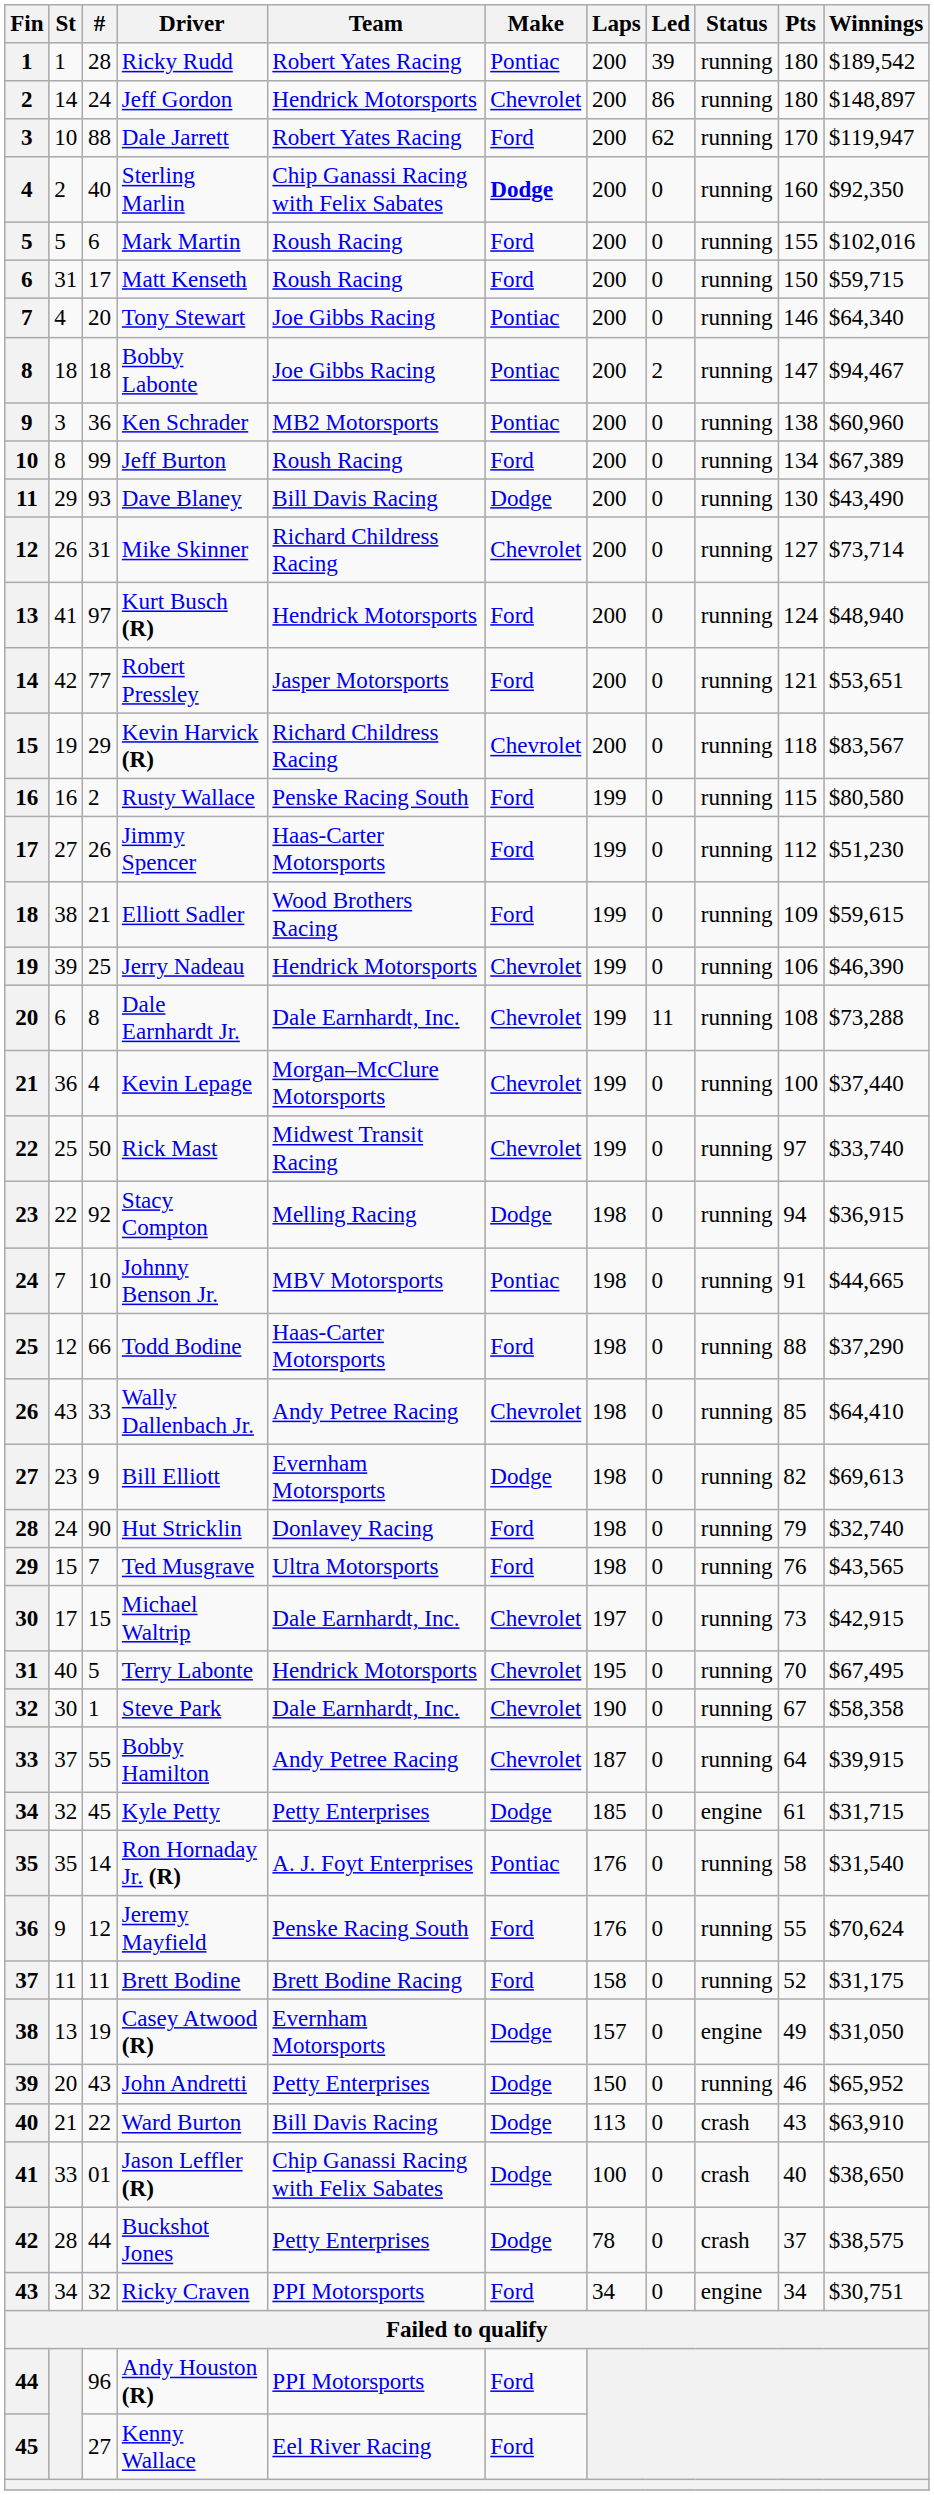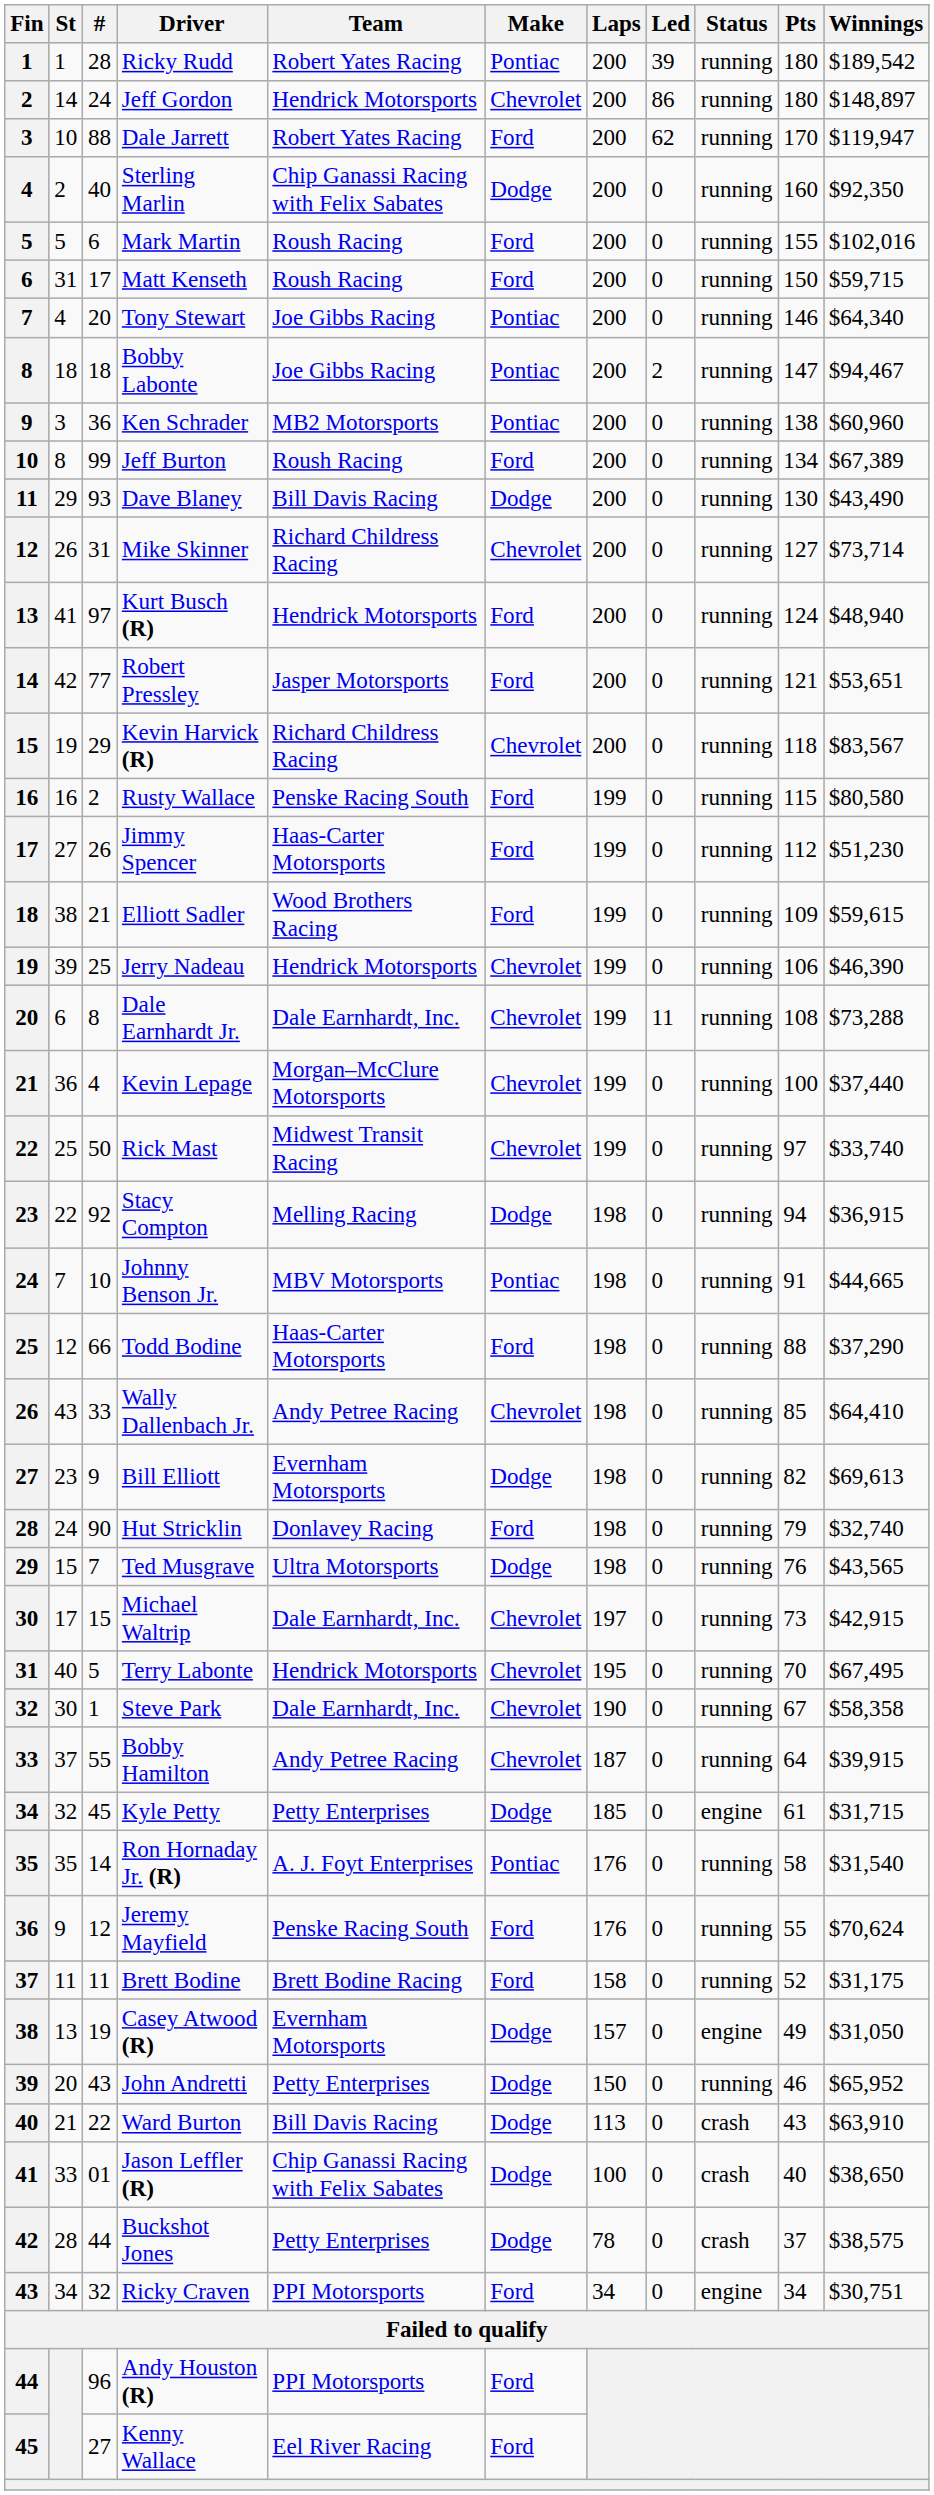(522, 189) bold -> (521, 189) normal
(512, 1566) Ford -> (521, 1566) Dodge
